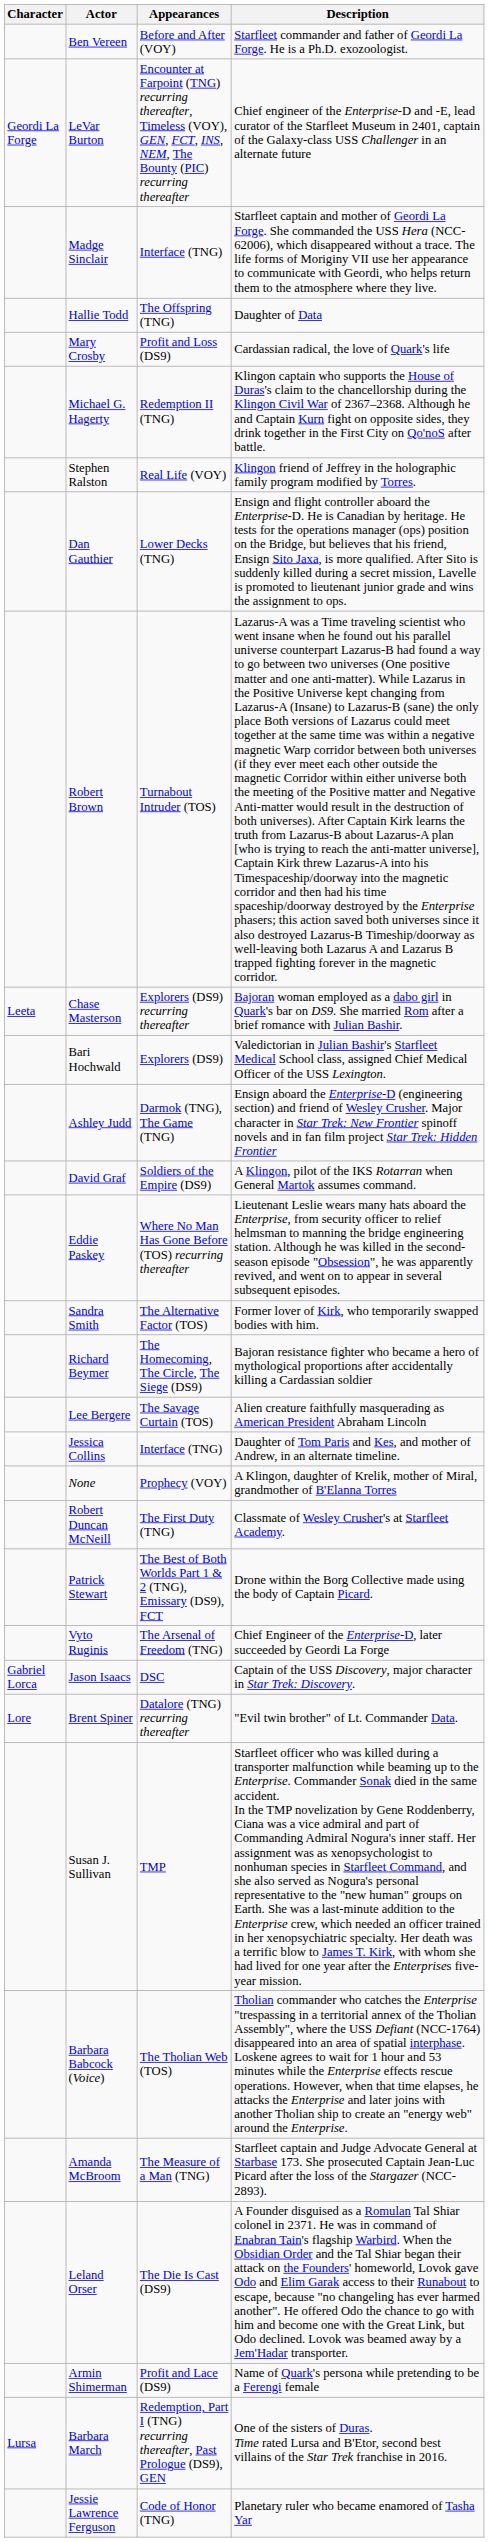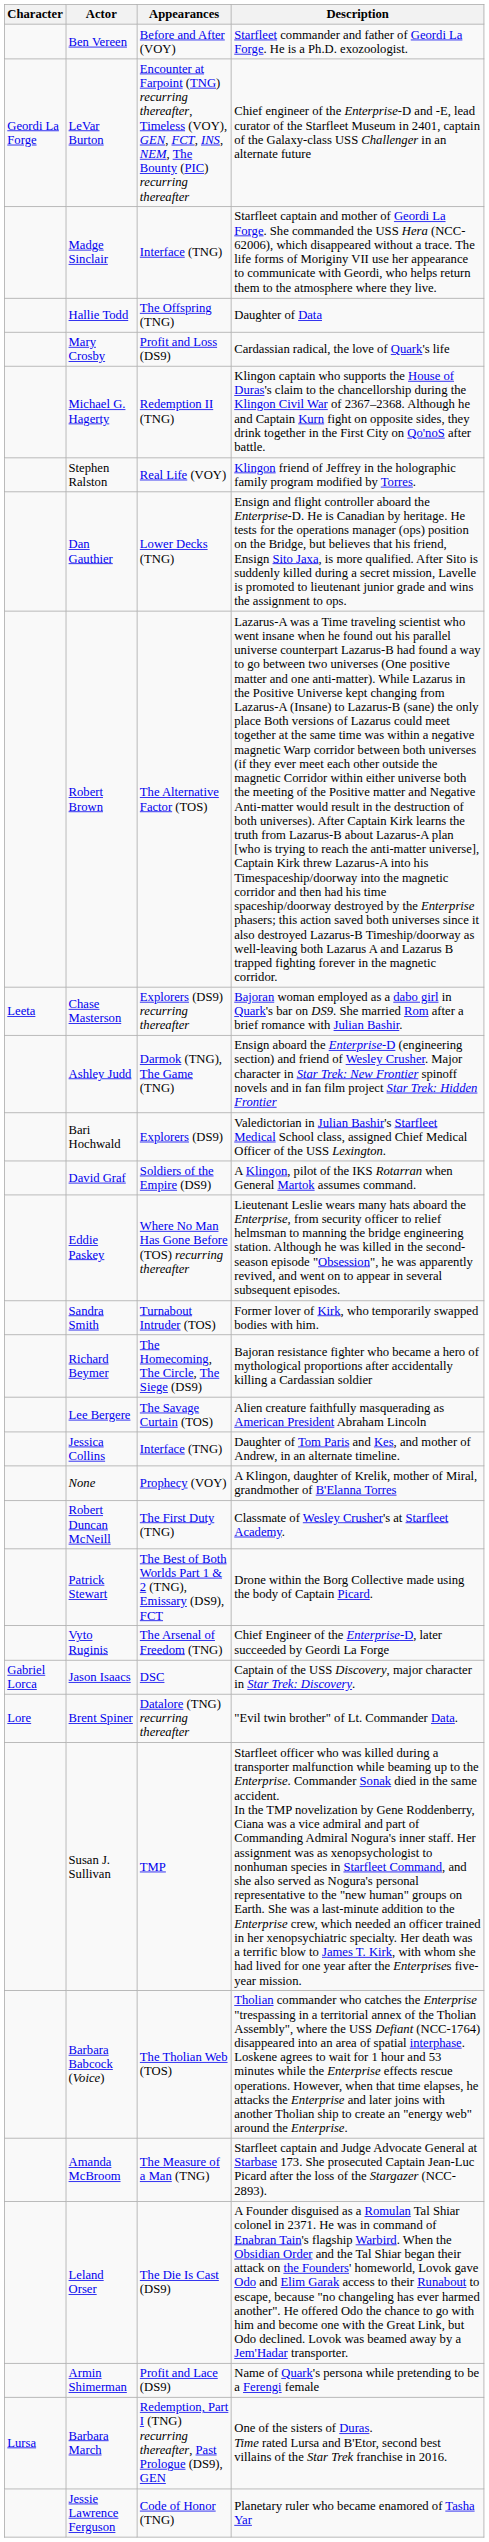(178, 799) Turnabout Intruder (TOS) -> (179, 799) The Alternative Factor (TOS)
rows swapped: (100, 1122) <-> (95, 1059)
(179, 1317) The Alternative Factor (TOS) -> (178, 1317) Turnabout Intruder (TOS)
